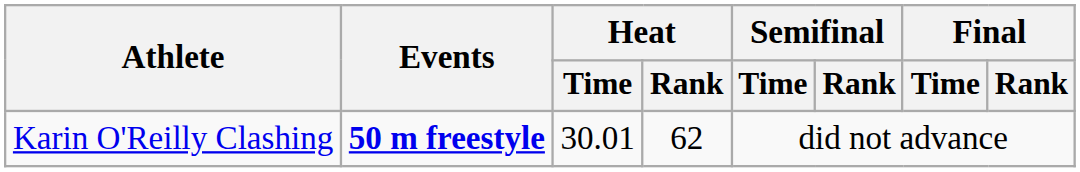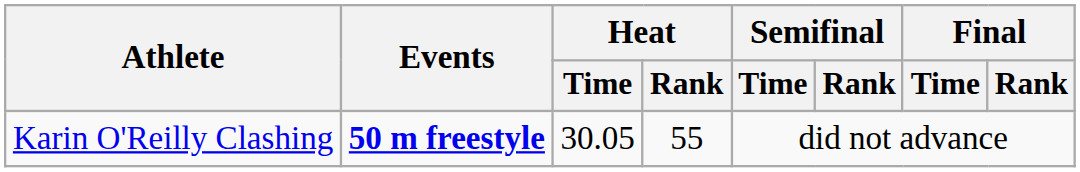(598, 138) 30.01 -> (598, 138) 30.05
(687, 138) 62 -> (687, 138) 55
